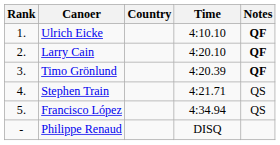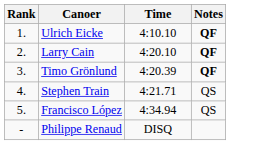- column: (149, 14)
